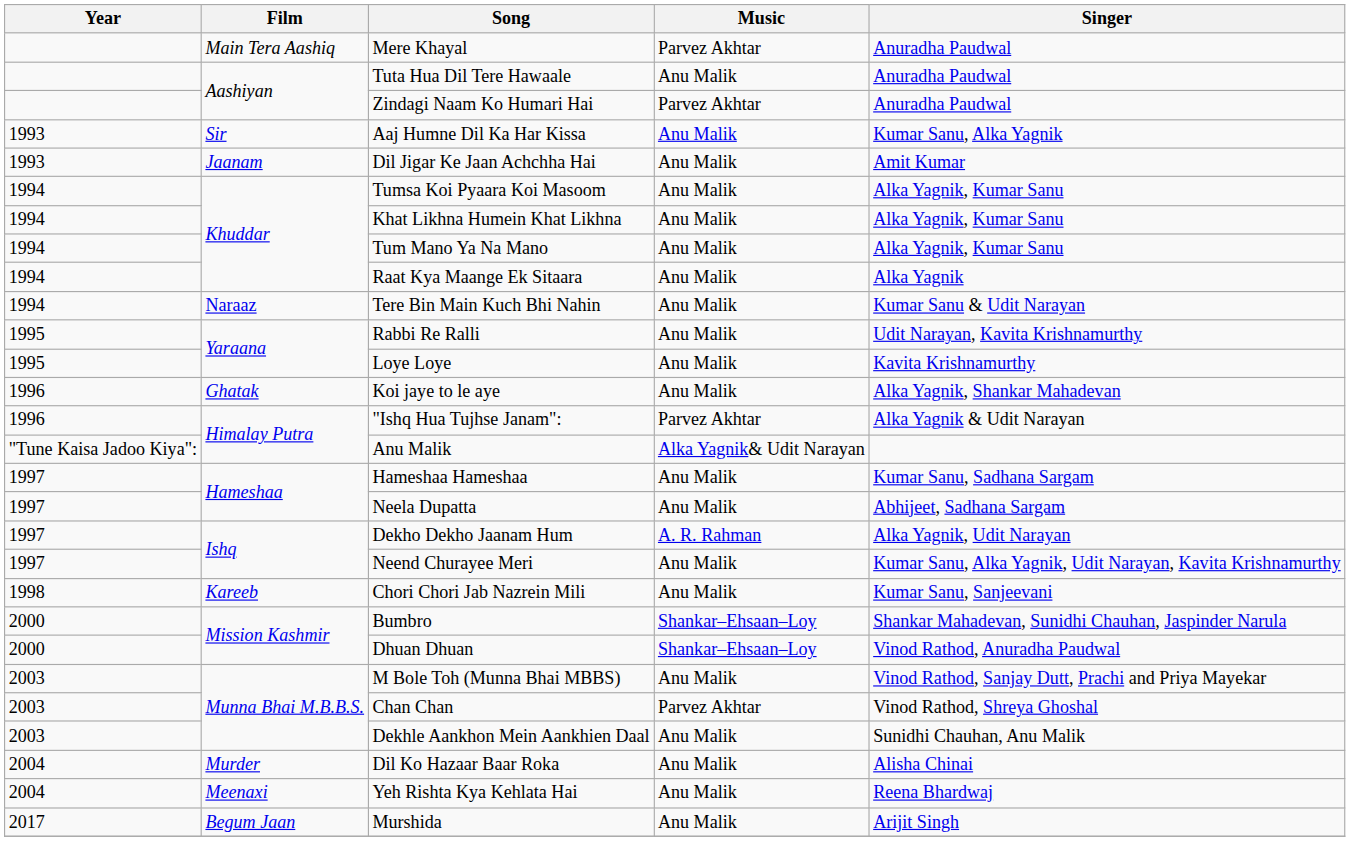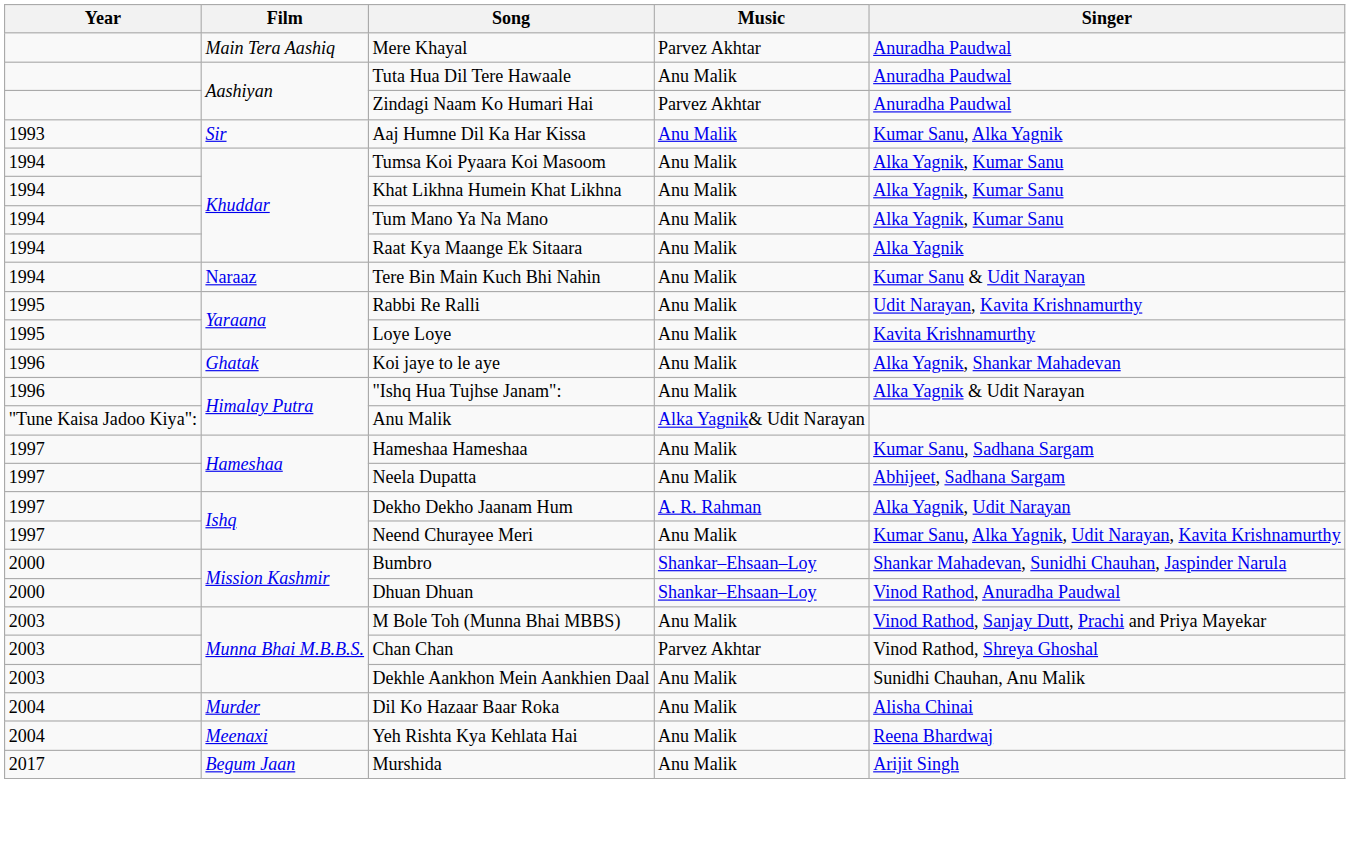- row: (484, 162)
(709, 420) Parvez Akhtar -> (697, 391) Anu Malik
- row: (479, 592)
